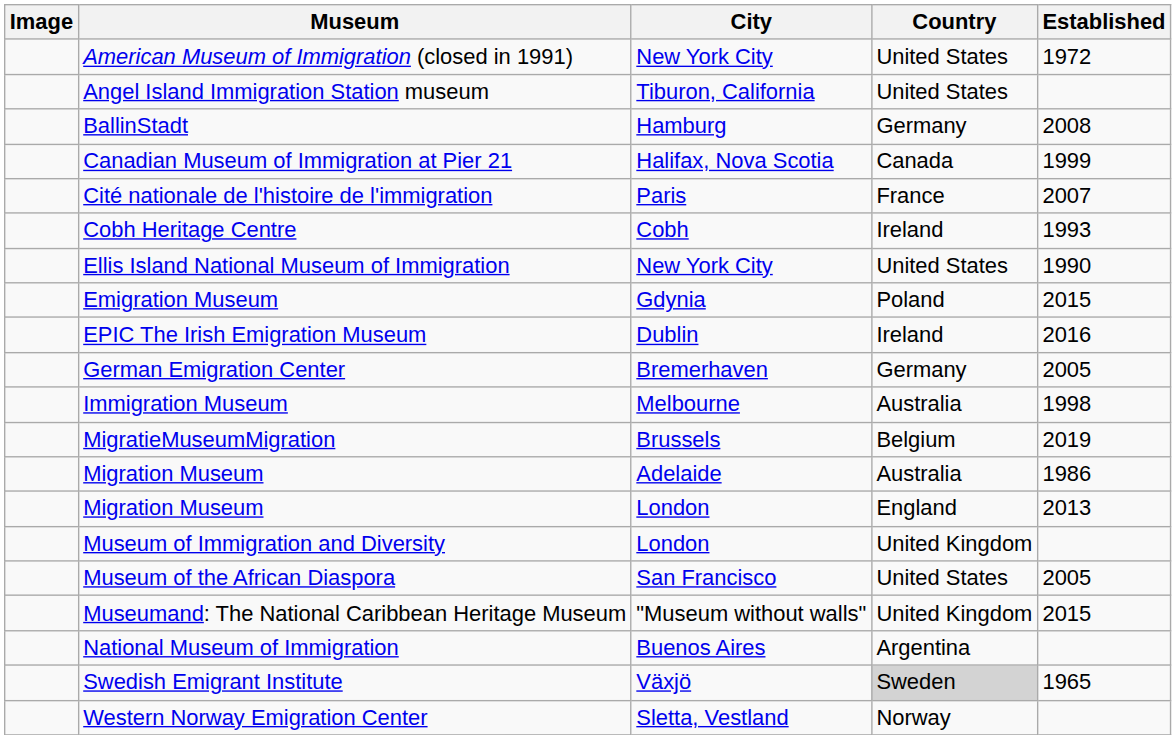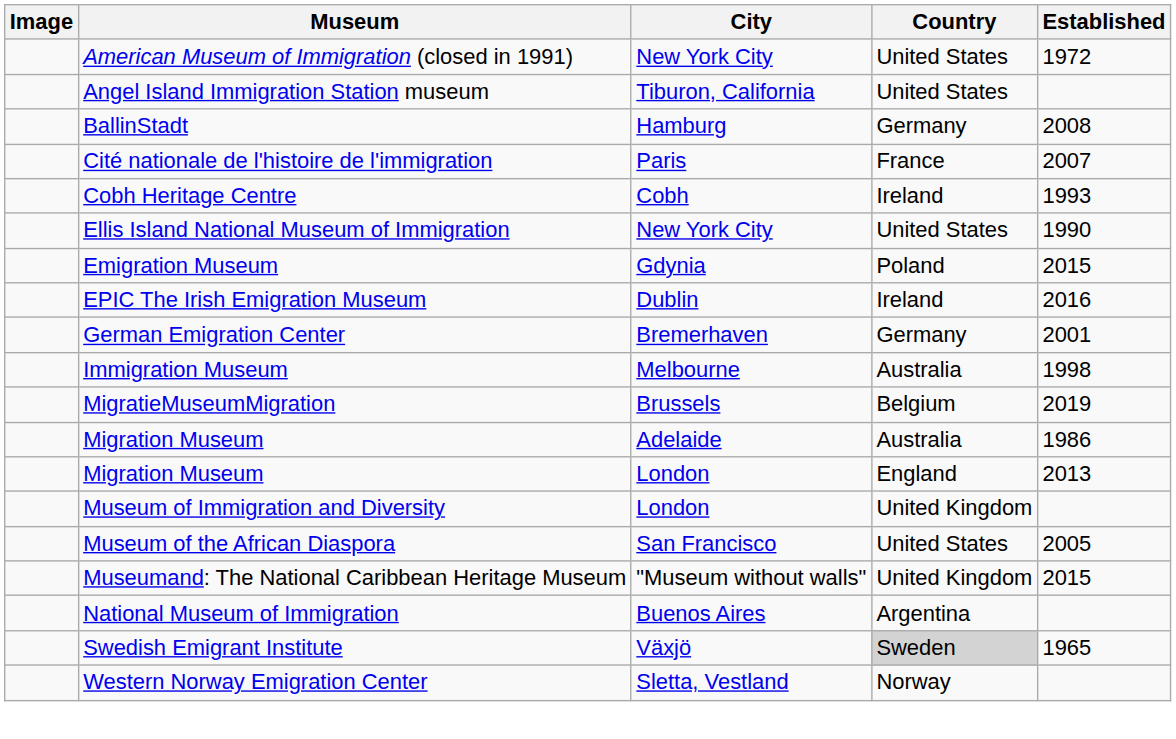- row: (298, 160)
(1067, 369) 2005 -> (1067, 334) 2001
